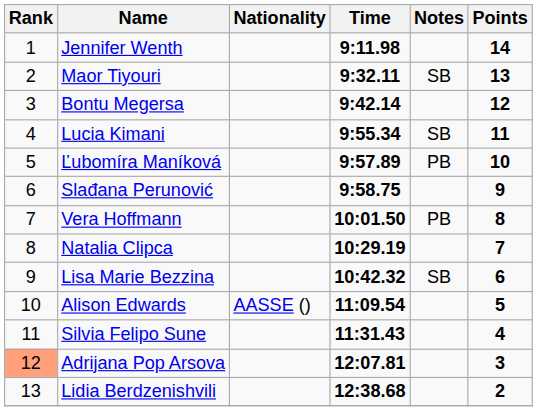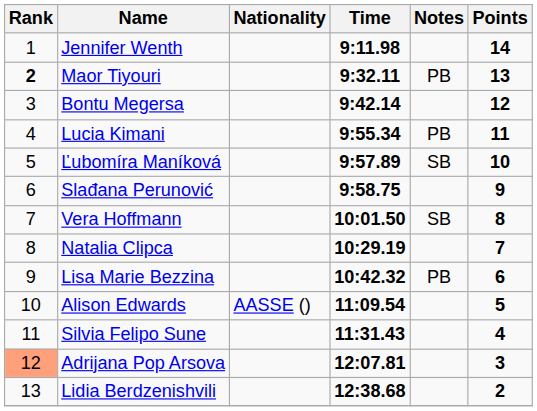(31, 76) normal -> (31, 76) bold
(439, 76) SB -> (439, 76) PB
(439, 133) SB -> (439, 133) PB
(439, 162) PB -> (439, 162) SB
(439, 219) PB -> (439, 219) SB
(439, 276) SB -> (439, 276) PB
